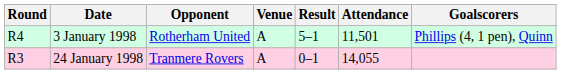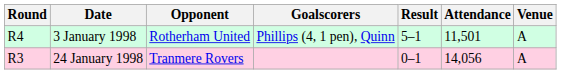columns swapped: (274, 15) <-> (484, 15)
(360, 58) 14,055 -> (463, 58) 14,056
